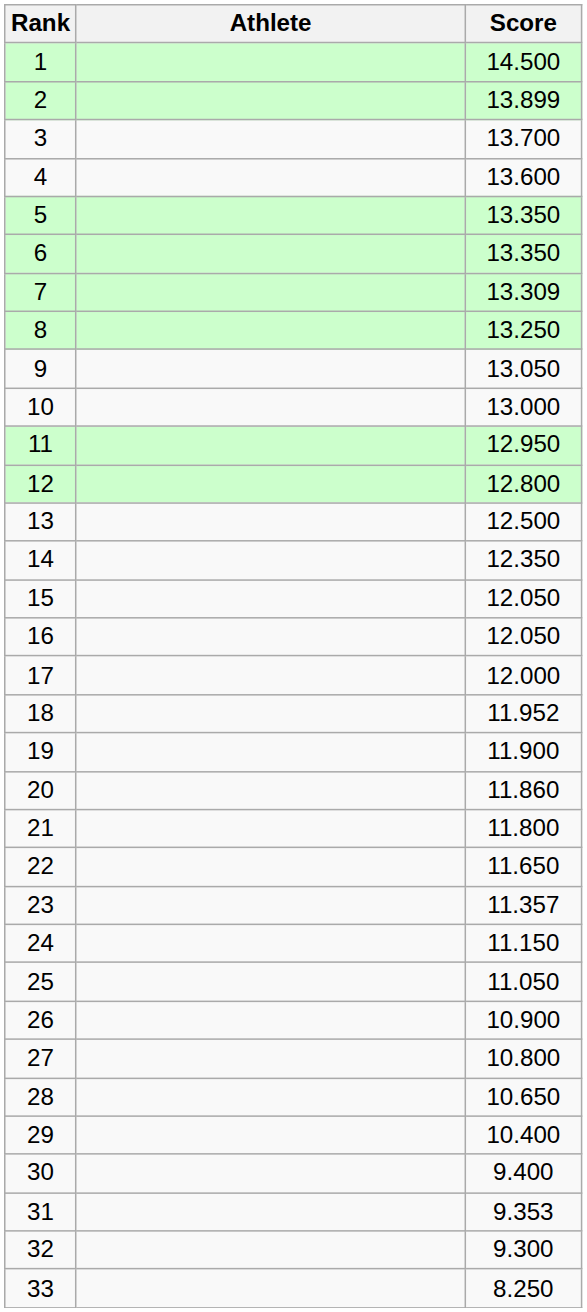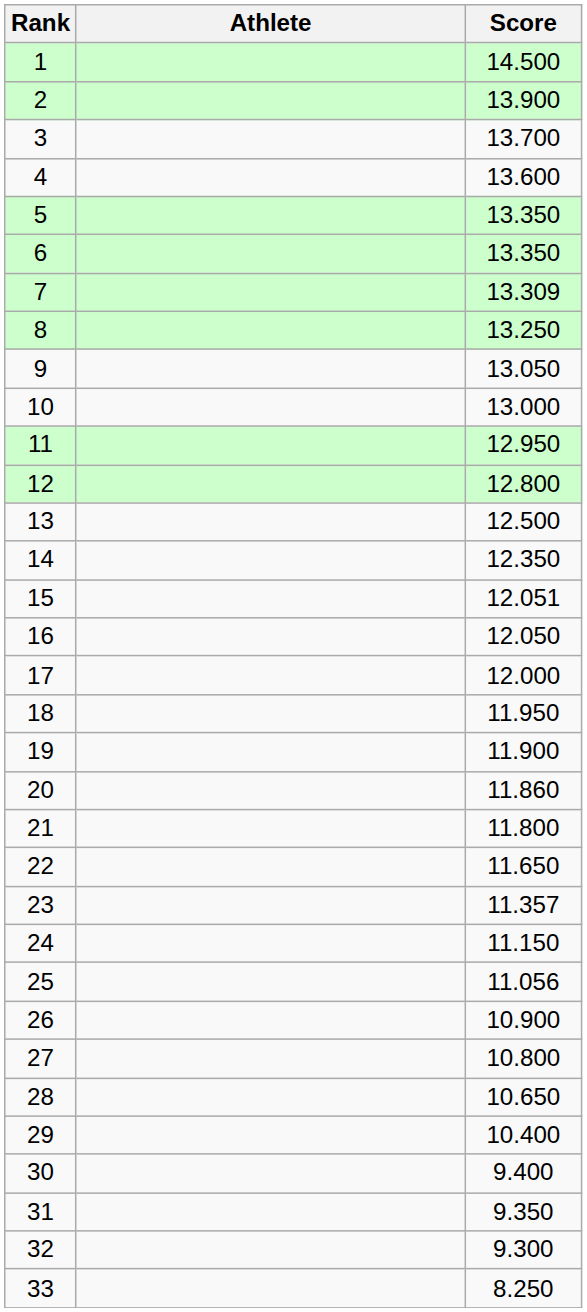(523, 100) 13.899 -> (523, 100) 13.900
(523, 598) 12.050 -> (523, 598) 12.051
(523, 713) 11.952 -> (523, 713) 11.950
(523, 981) 11.050 -> (523, 981) 11.056
(523, 1211) 9.353 -> (523, 1211) 9.350
